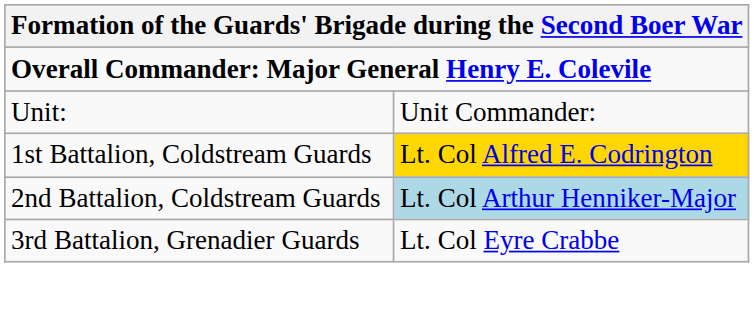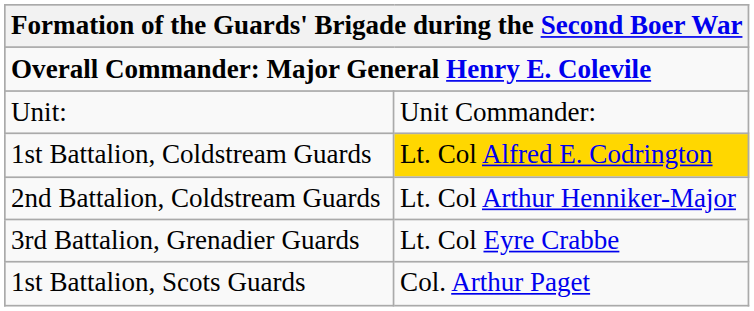(568, 197) lightblue background -> (568, 197) no background
+ row: (158, 283)
